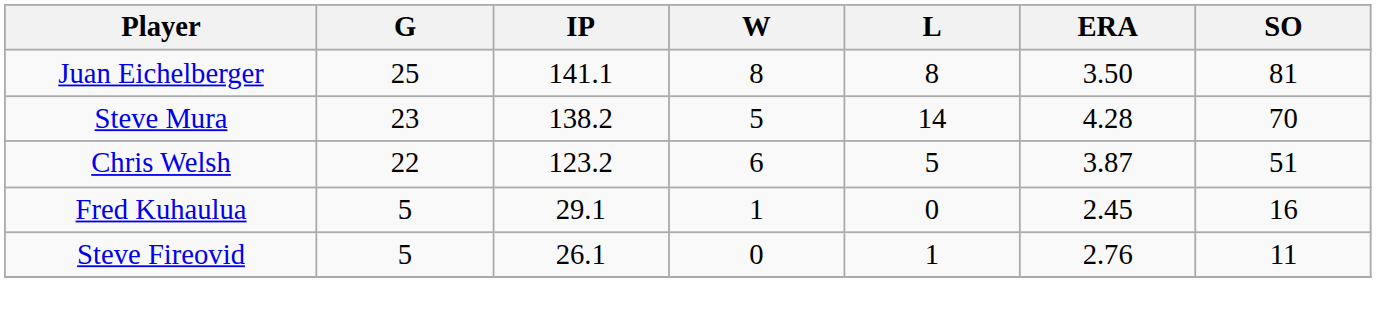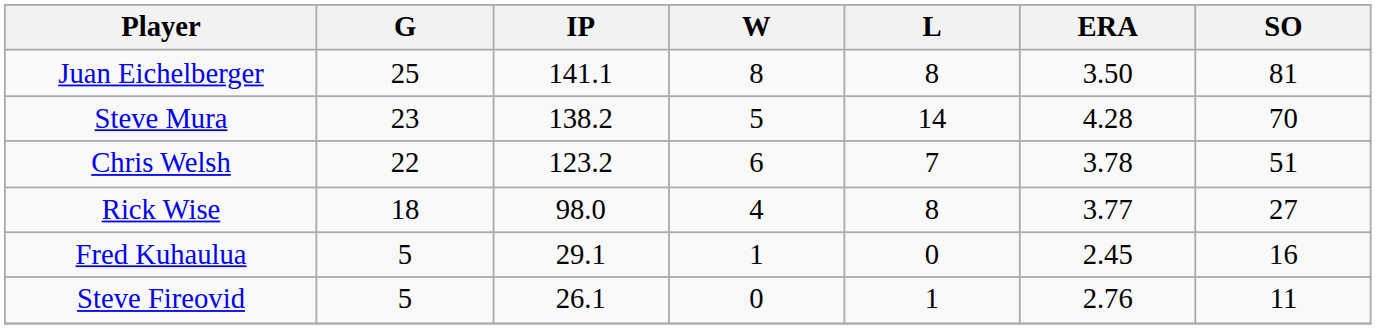(932, 163) 5 -> (932, 163) 7
(1108, 163) 3.87 -> (1108, 163) 3.78
+ row: (161, 208)
